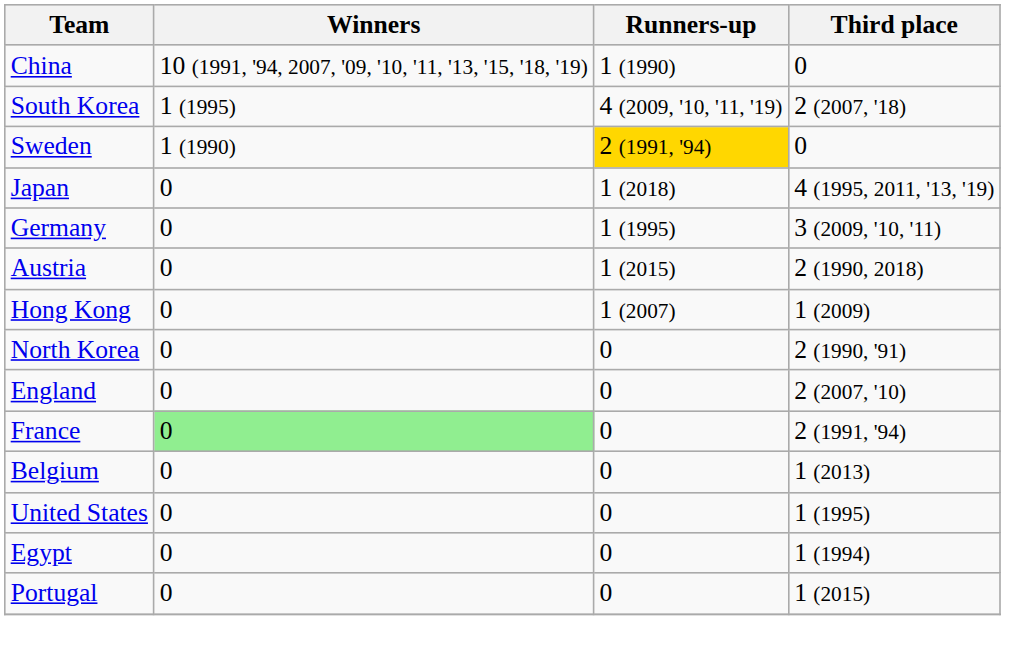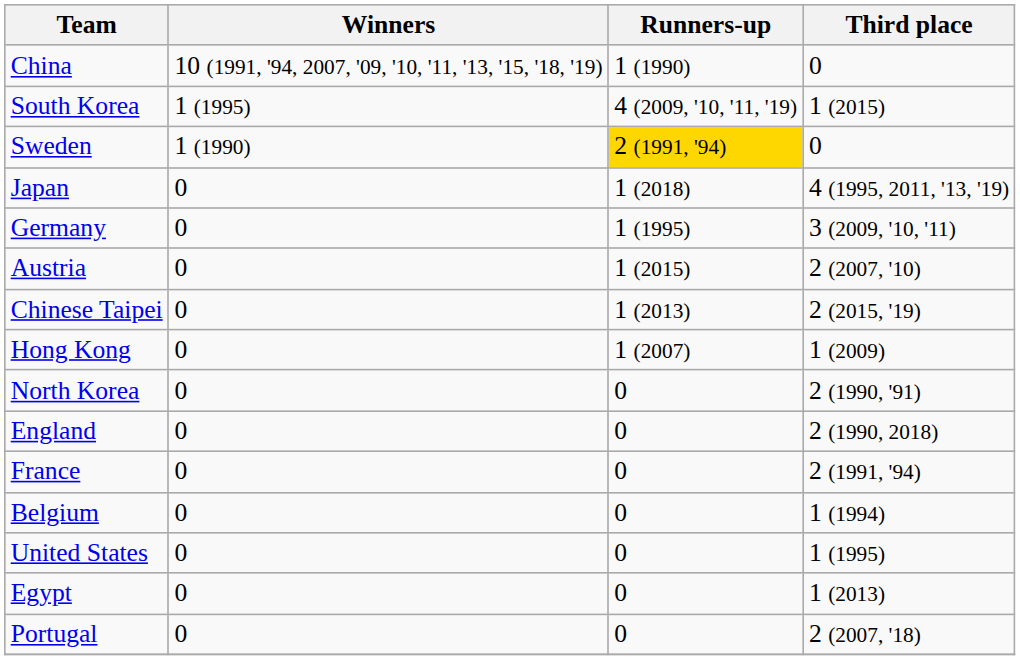(850, 106) 2 (2007, '18) -> (847, 106) 1 (2015)
(859, 268) 2 (1990, 2018) -> (865, 268) 2 (2007, '10)
+ row: (87, 308)
(850, 390) 2 (2007, '10) -> (874, 430) 2 (1990, 2018)
(166, 430) lightgreen background -> (181, 471) no background
(832, 471) 1 (2013) -> (847, 512) 1 (1994)
(832, 552) 1 (1994) -> (847, 593) 1 (2013)
(832, 593) 1 (2015) -> (865, 633) 2 (2007, '18)
